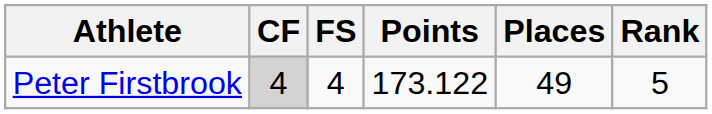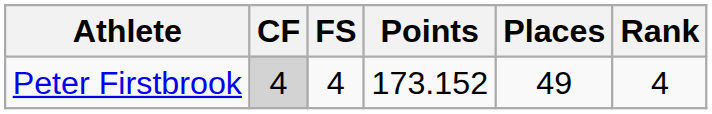(430, 82) 173.122 -> (430, 82) 173.152
(660, 82) 5 -> (660, 82) 4
